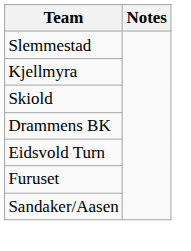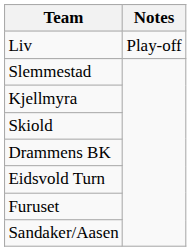+ row: (20, 44)
